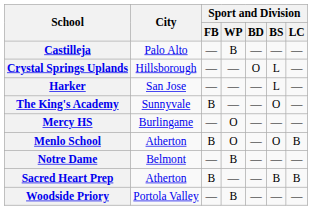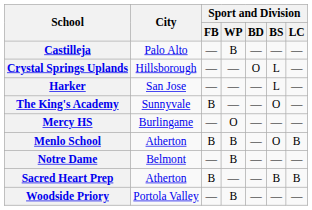(233, 141) O -> (233, 141) B
